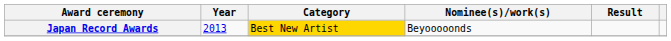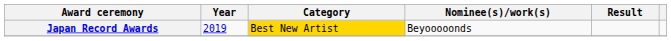(215, 28) 2013 -> (215, 28) 2019
